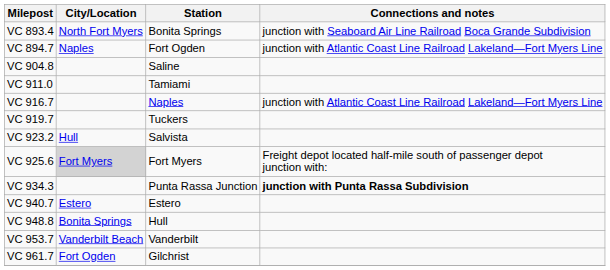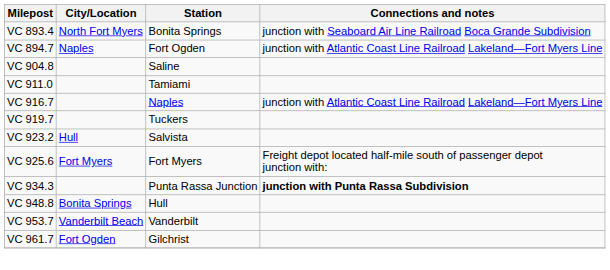(86, 161) lightgrey background -> (86, 161) no background
- row: (30, 203)
